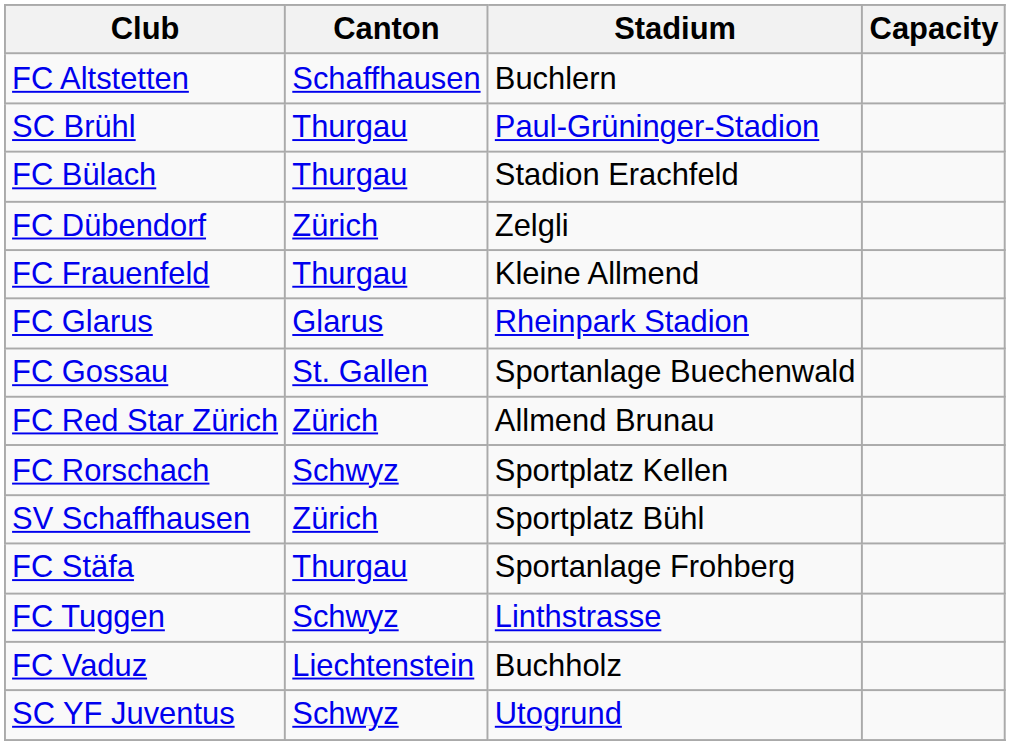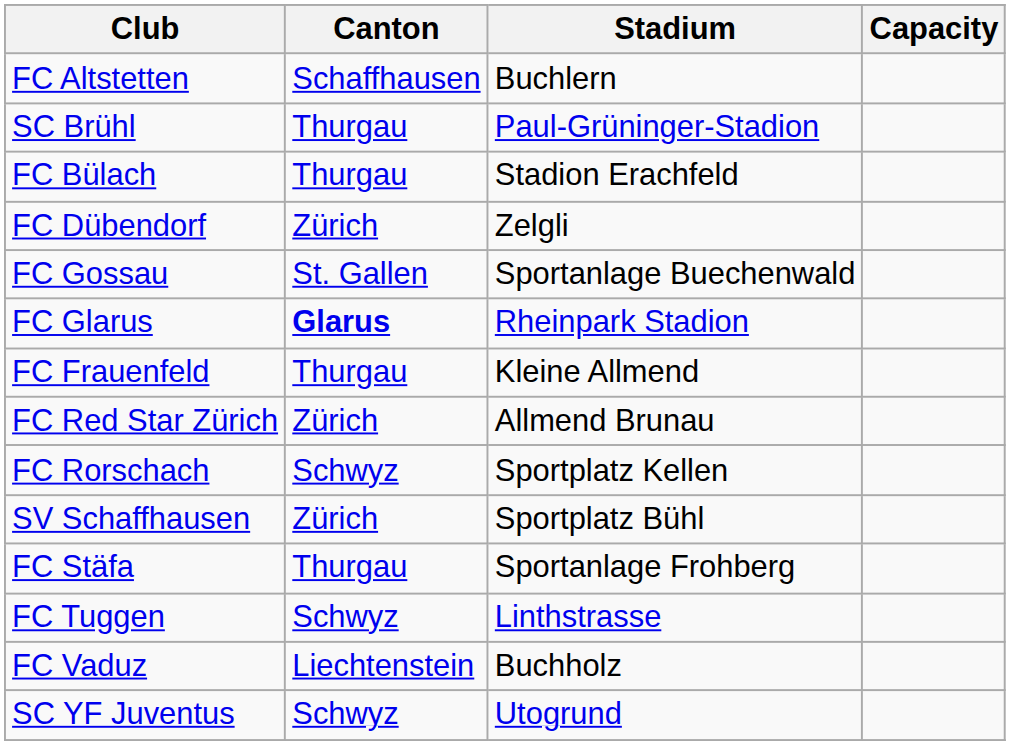rows swapped: (111, 273) <-> (90, 371)
(338, 322) normal -> (341, 322) bold
